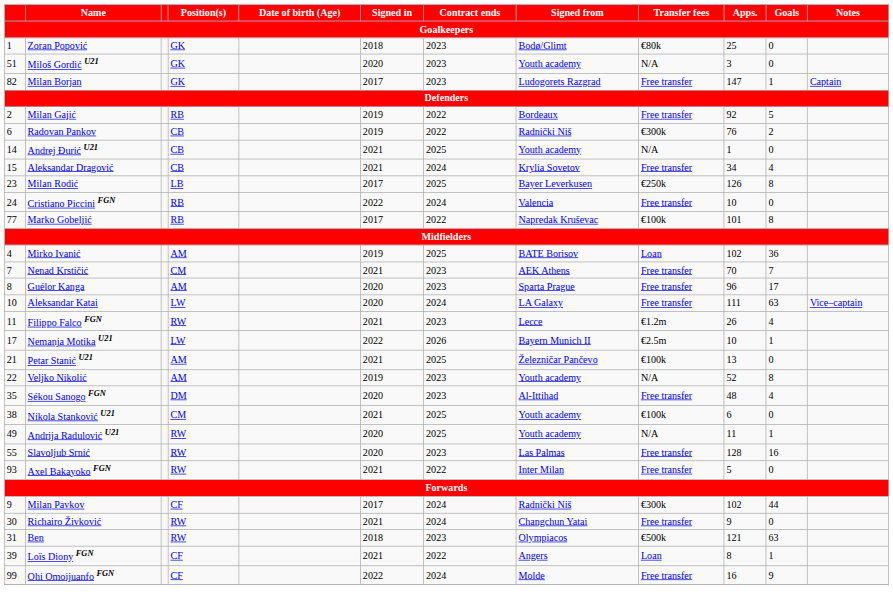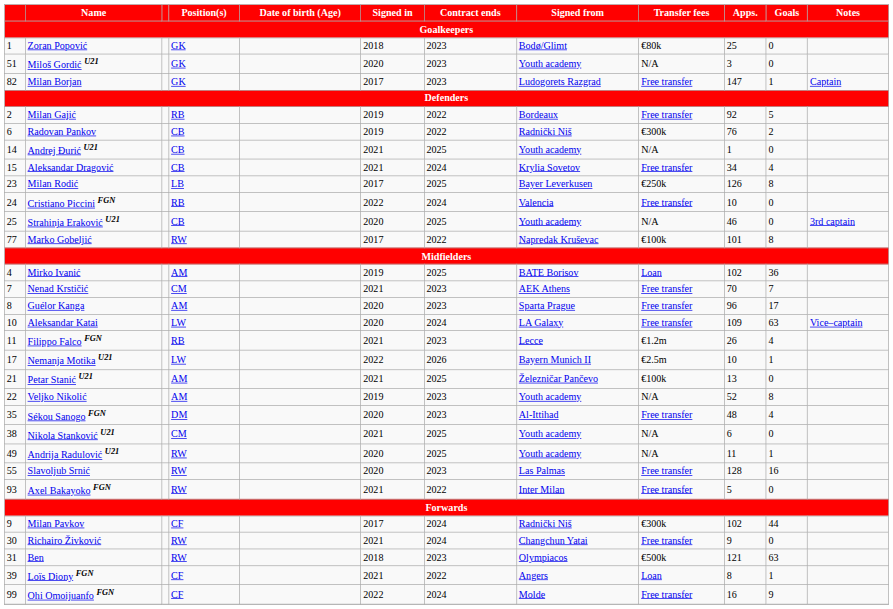+ row: (74, 222)
(177, 220) RB -> (179, 239) RW
(734, 303) 111 -> (734, 323) 109
(178, 321) RW -> (178, 341) RB
(654, 415) €100k -> (650, 434) N/A
